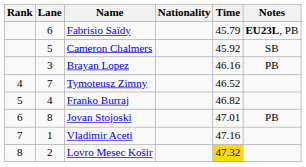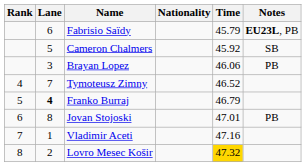(228, 65) 46.16 -> (228, 65) 46.06
(50, 100) normal -> (50, 100) bold
(228, 100) 46.82 -> (228, 100) 46.79
